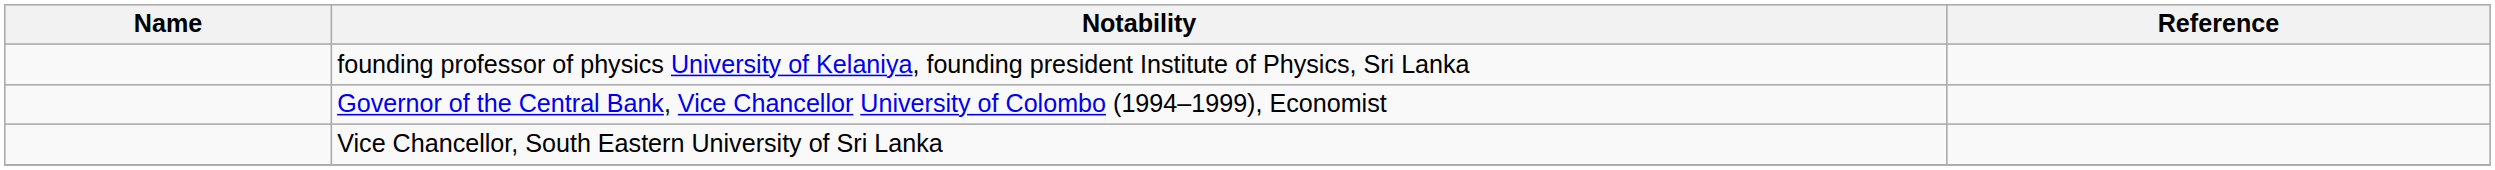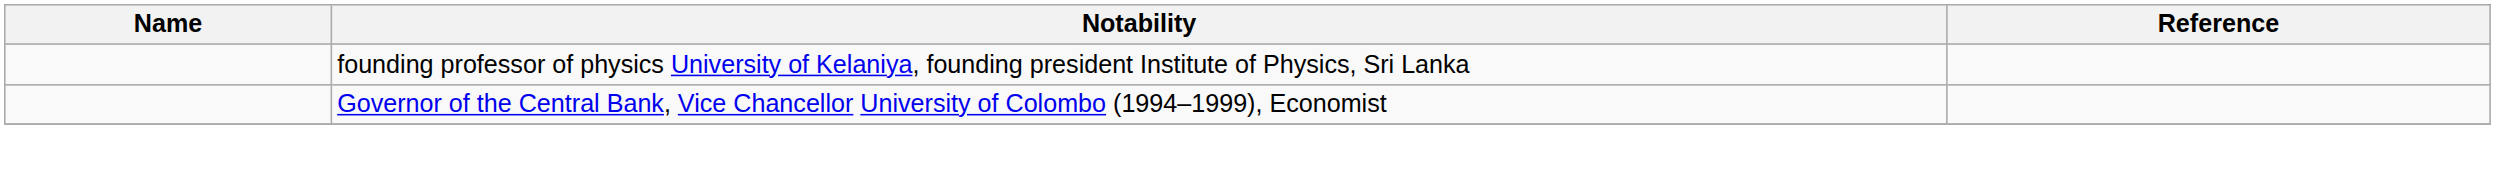- row: (640, 143)
